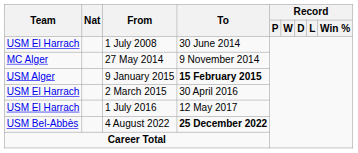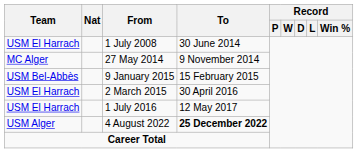(31, 76) USM Alger -> (42, 76) USM Bel-Abbès
(220, 76) bold -> (219, 76) normal
(42, 124) USM Bel-Abbès -> (31, 124) USM Alger
